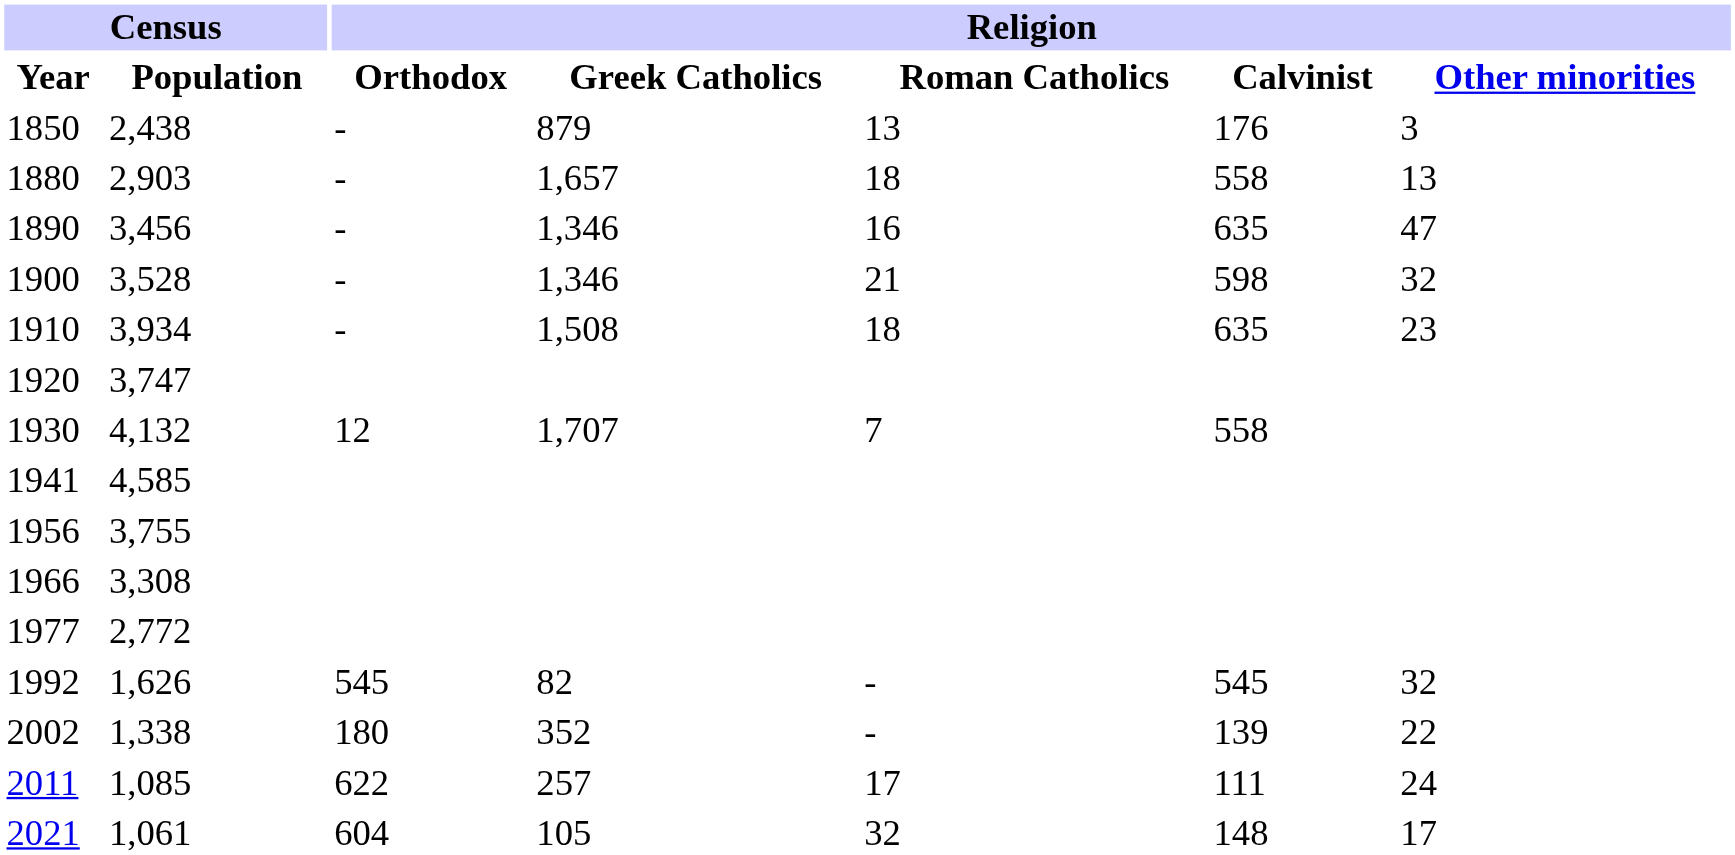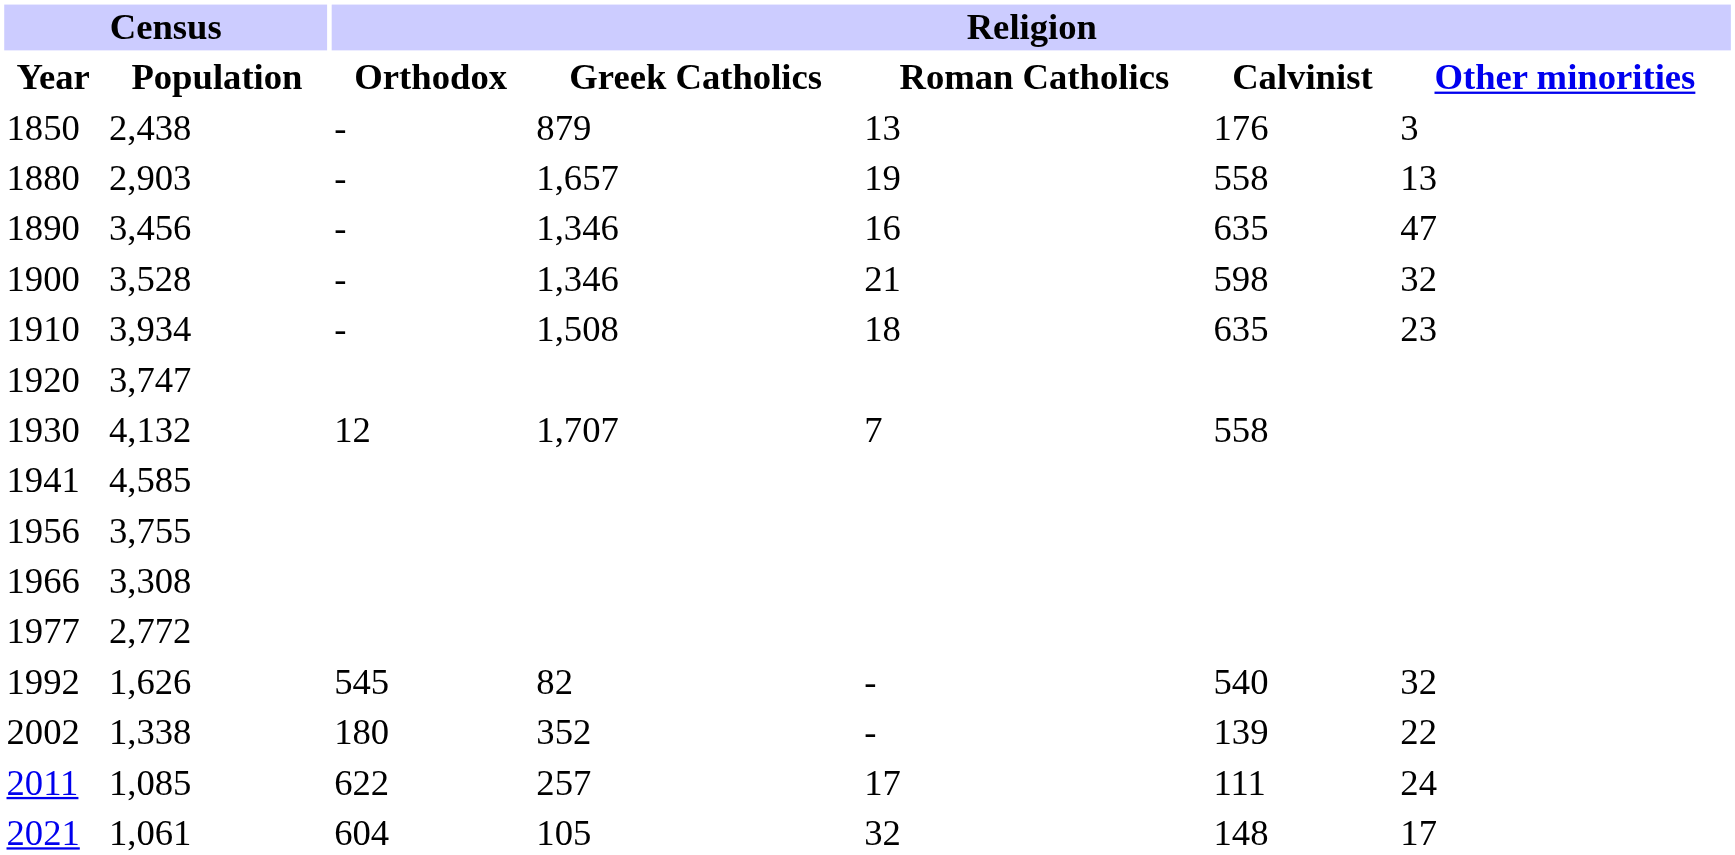(883, 177) 18 -> (883, 177) 19
(1241, 681) 545 -> (1241, 681) 540
